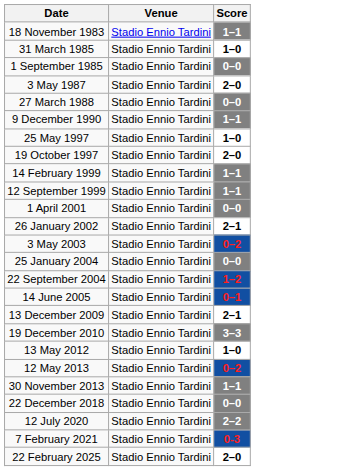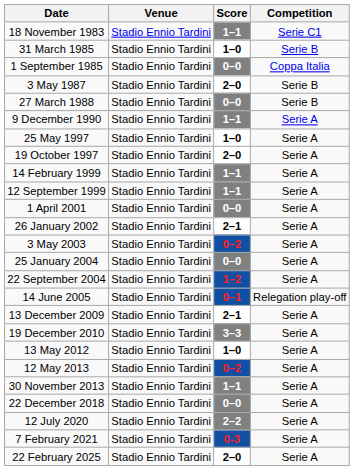+ column: (300, 13)
